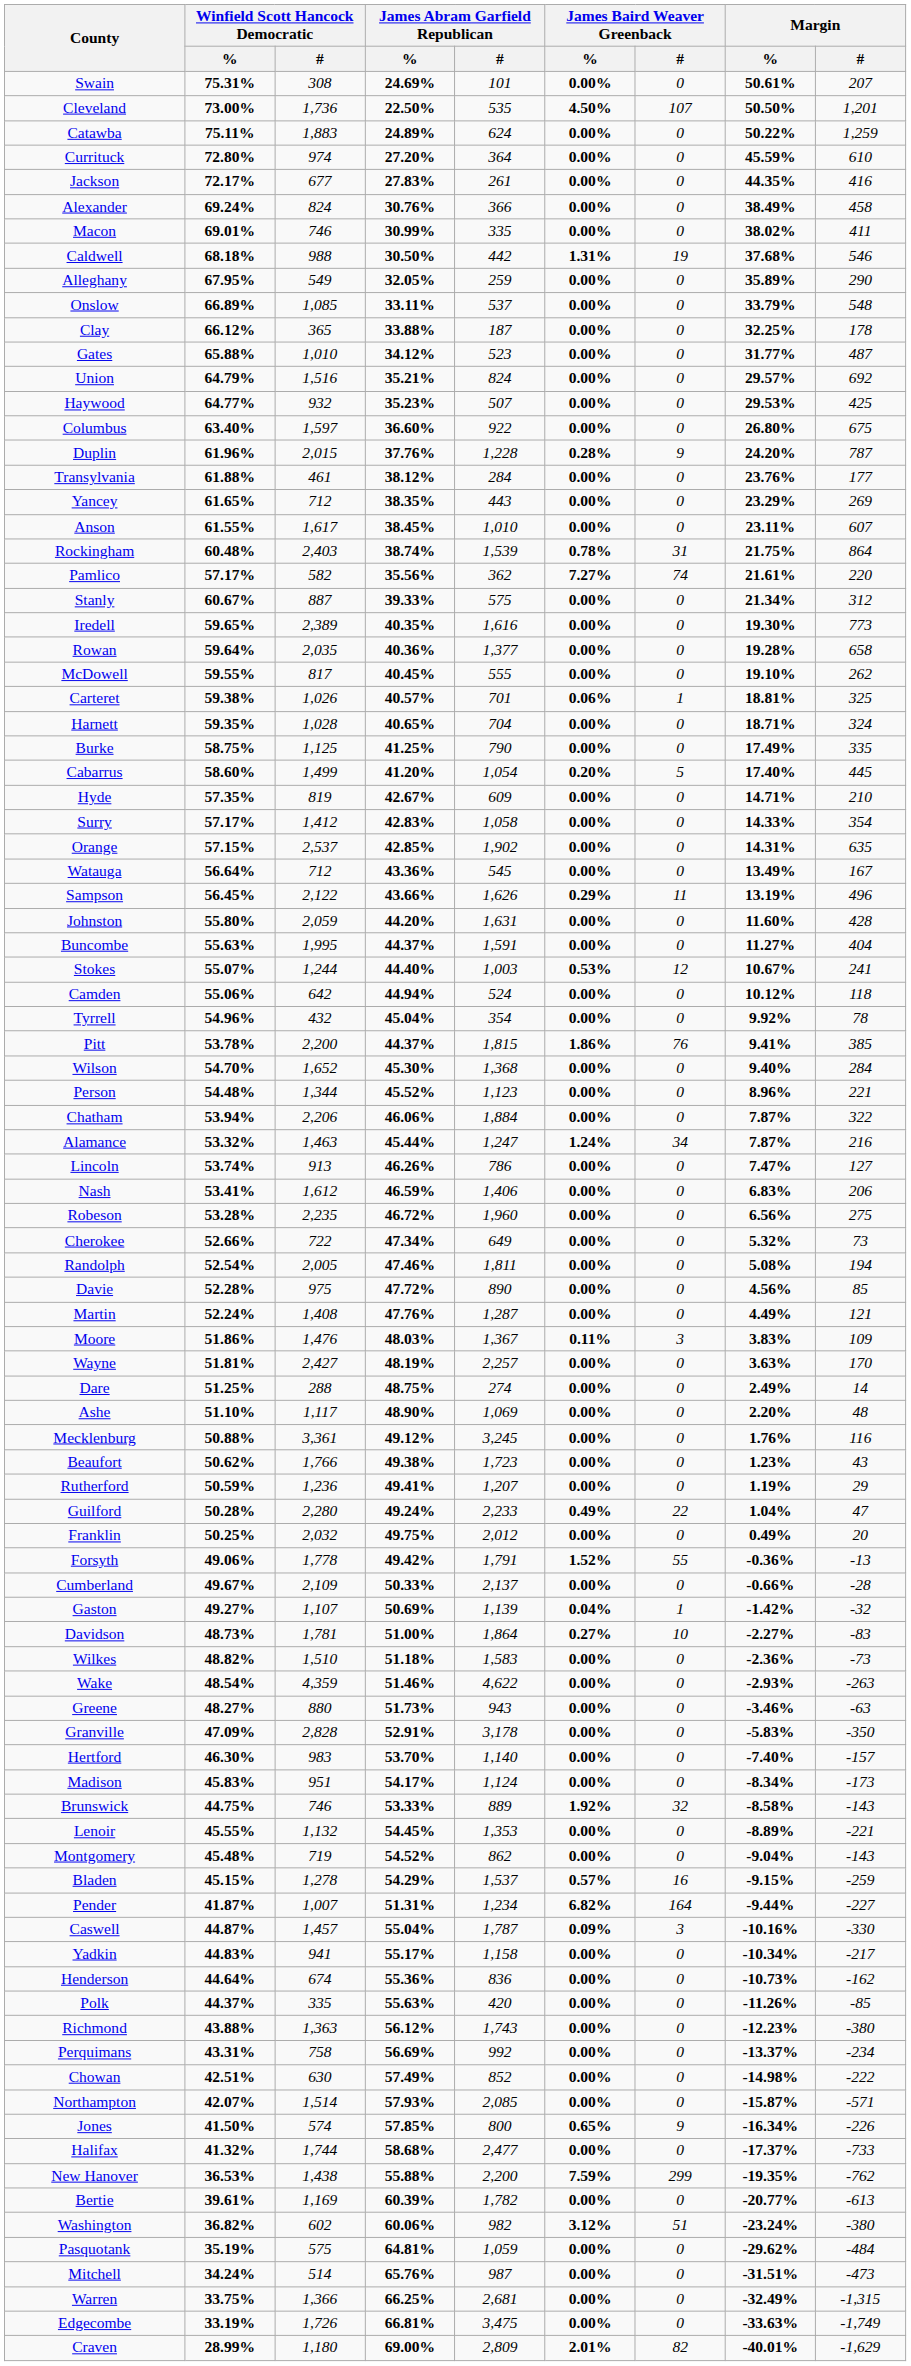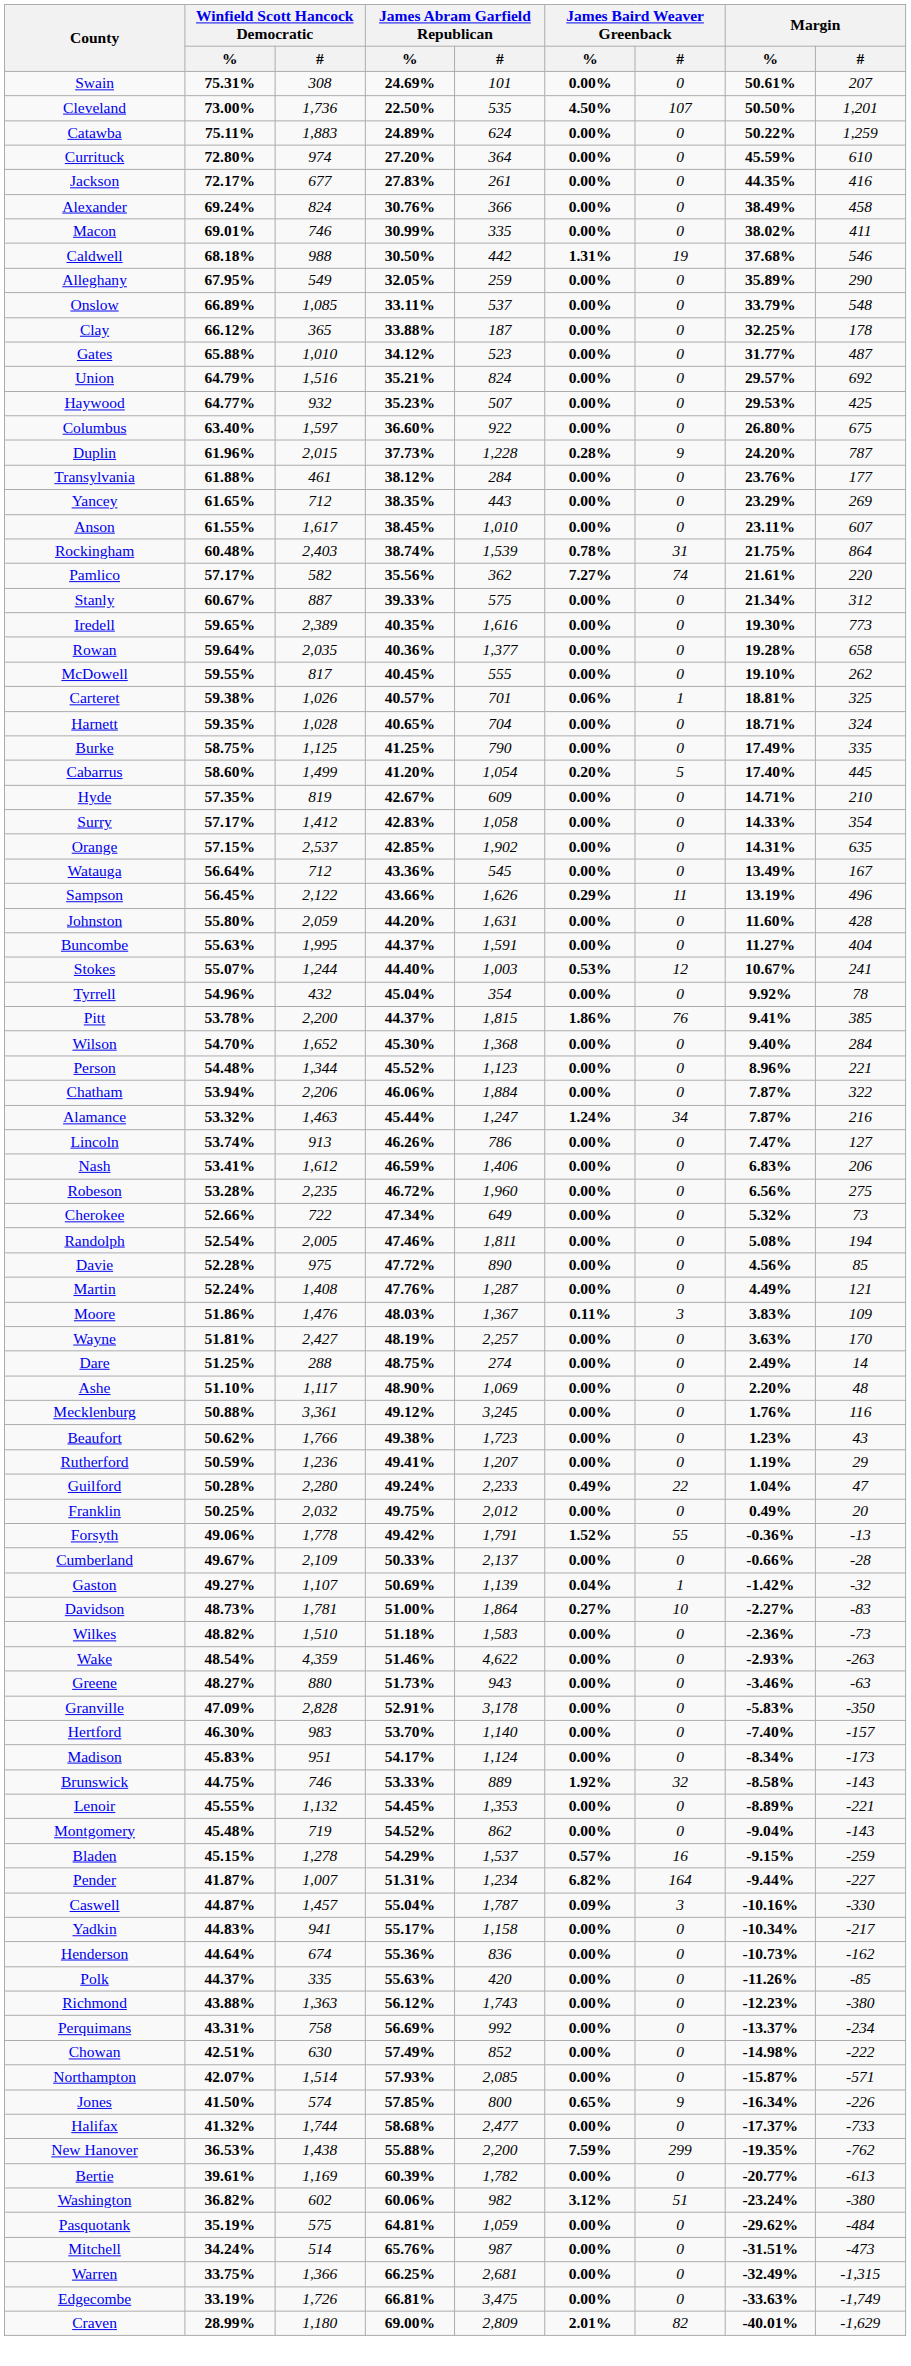(410, 452) 37.76% -> (410, 452) 37.73%
- row: (95, 994)
